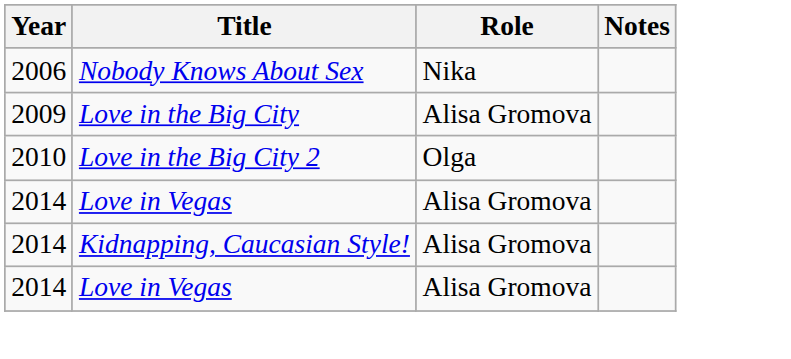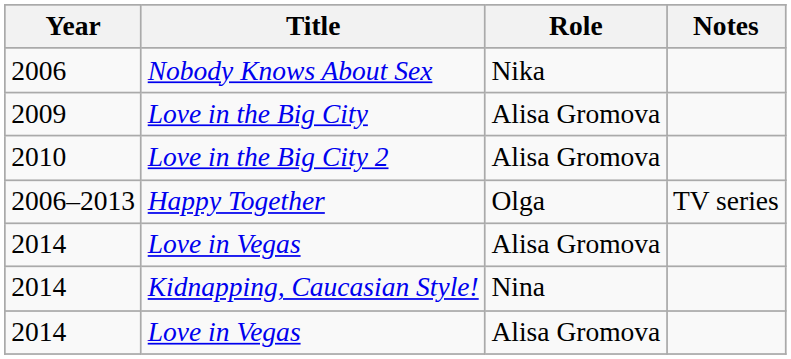(449, 157) Olga -> (576, 157) Alisa Gromova
+ row: (73, 200)
(507, 244) Alisa Gromova -> (518, 288) Nina
